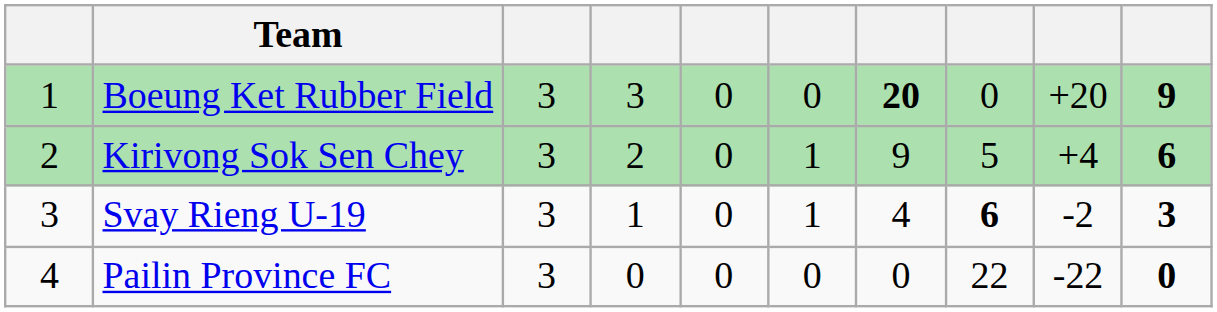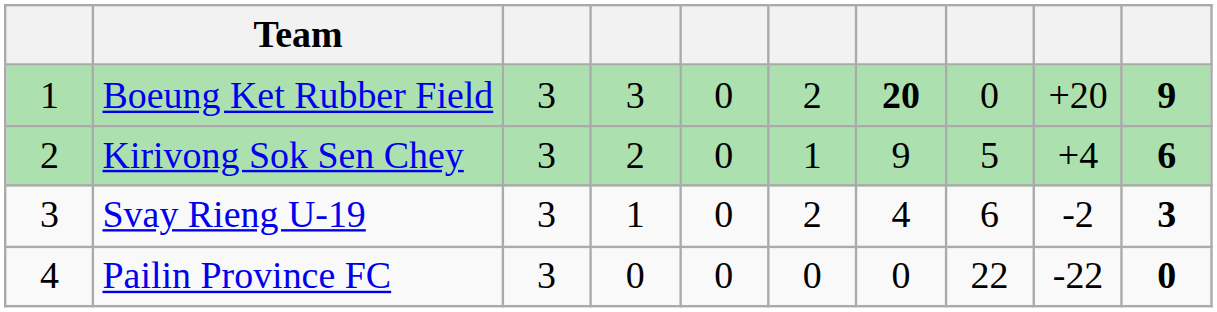(812, 94) 0 -> (812, 94) 2
(812, 214) 1 -> (812, 214) 2
(989, 214) bold -> (989, 214) normal
